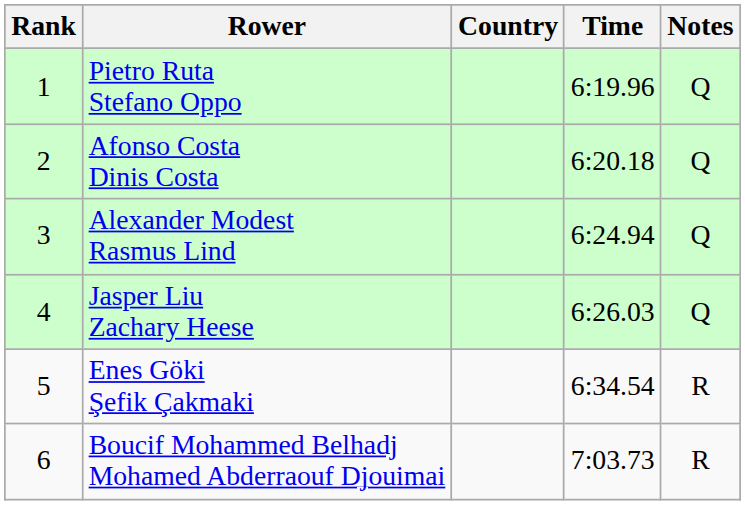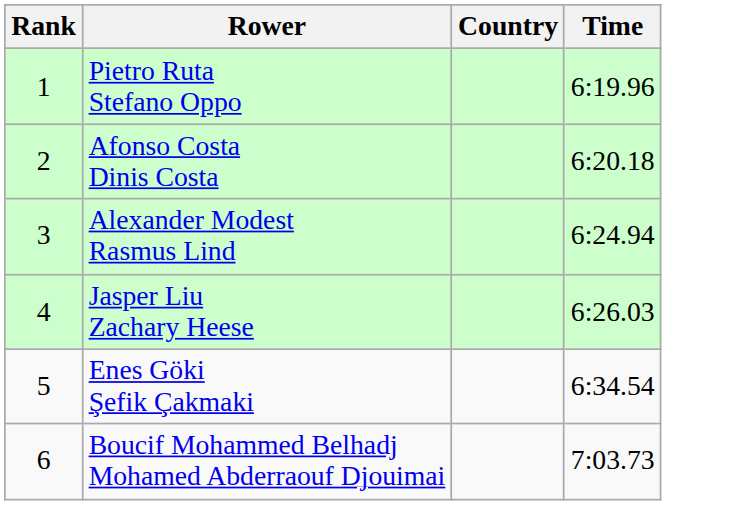- column: (700, 26)
